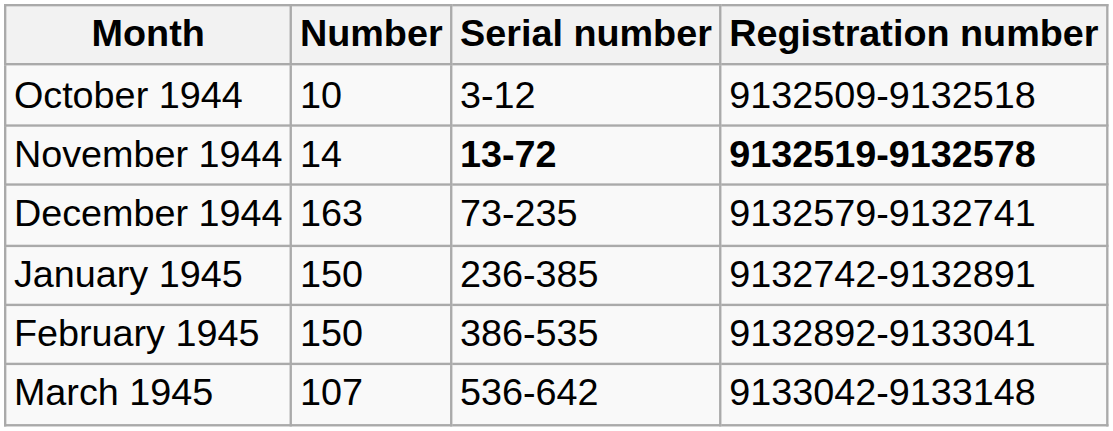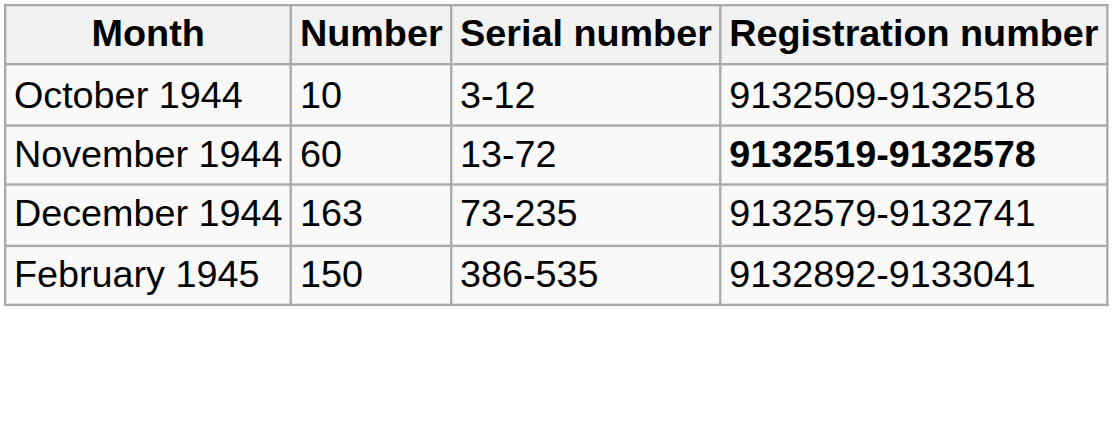(321, 154) 14 -> (321, 154) 60
(508, 154) bold -> (508, 154) normal
- row: (128, 273)
- row: (114, 393)
